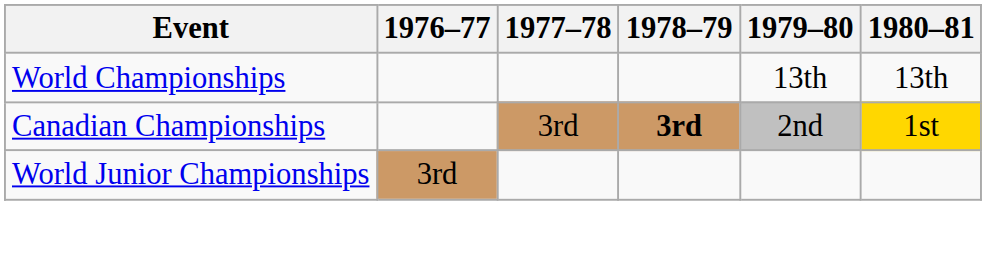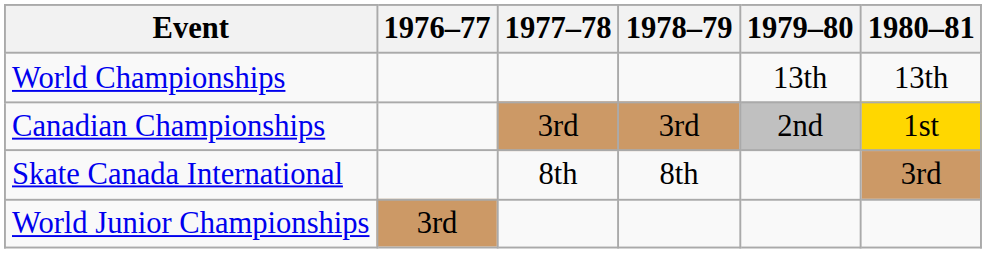(679, 125) bold -> (679, 125) normal
+ row: (177, 174)
